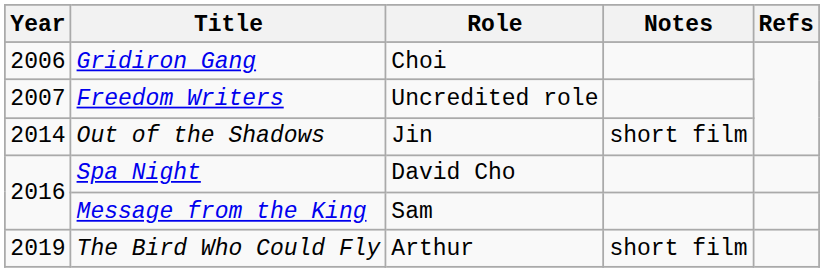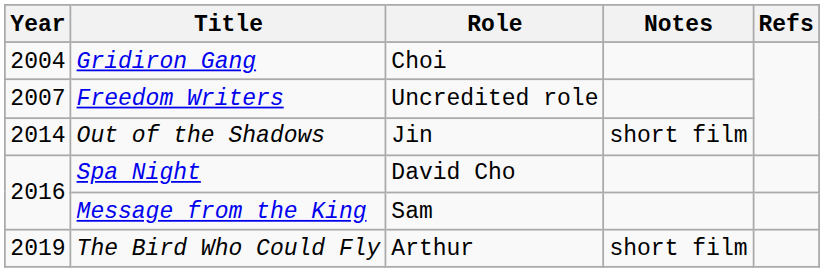(38, 61) 2006 -> (38, 61) 2004
